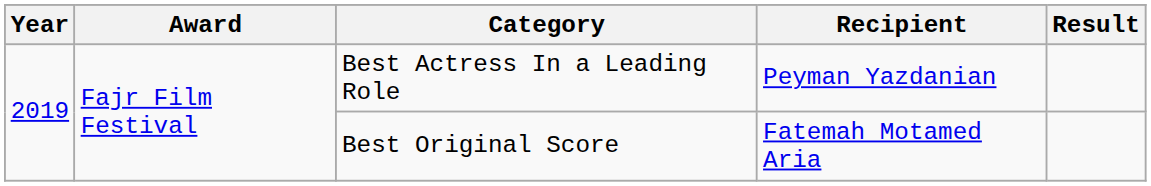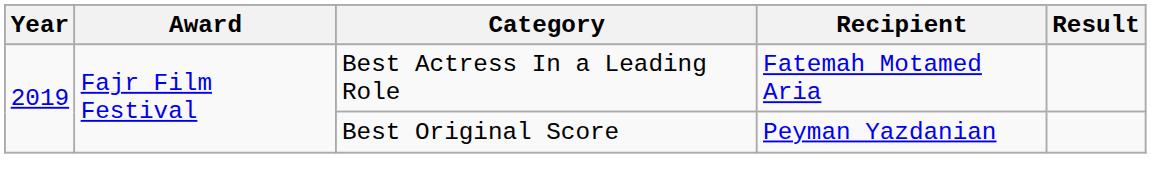(880, 78) Peyman Yazdanian -> (872, 78) Fatemah Motamed Aria
(872, 146) Fatemah Motamed Aria -> (880, 132) Peyman Yazdanian
